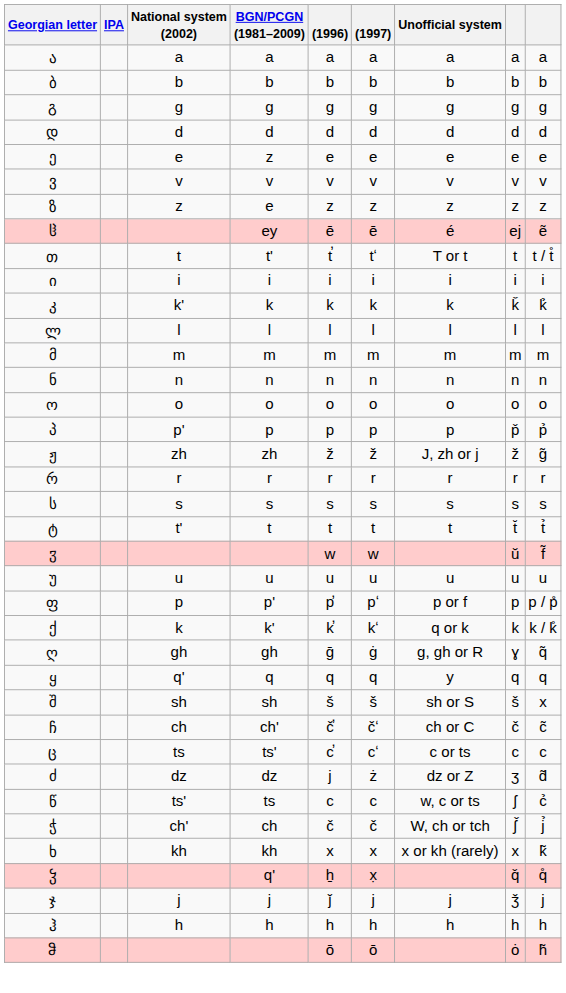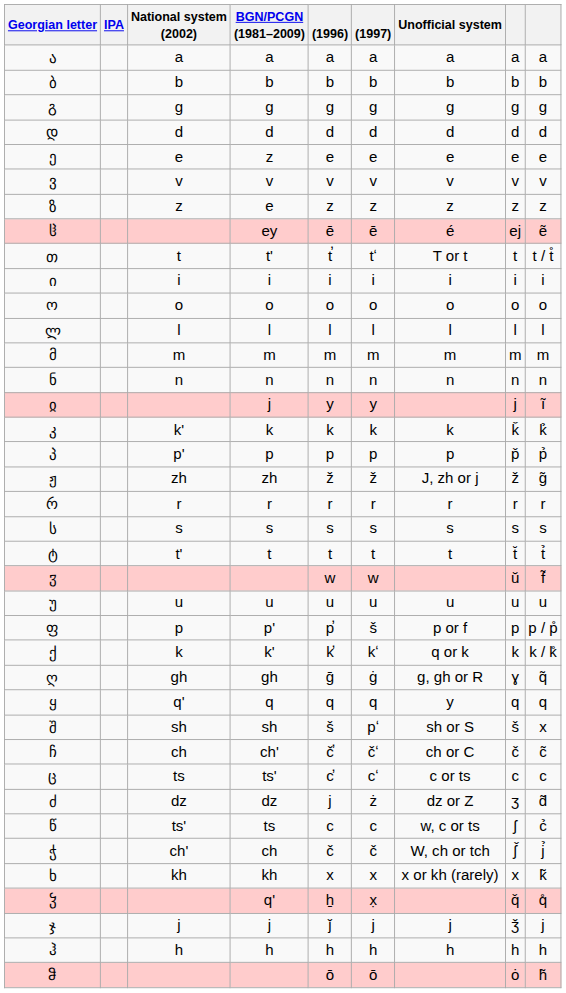rows swapped: (52, 306) <-> (52, 405)
+ row: (52, 405)
(373, 603) pʻ -> (373, 627) š
(373, 702) š -> (373, 727) pʻ
